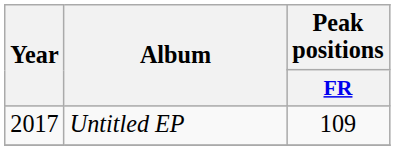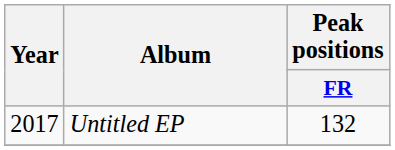(338, 125) 109 -> (338, 125) 132
